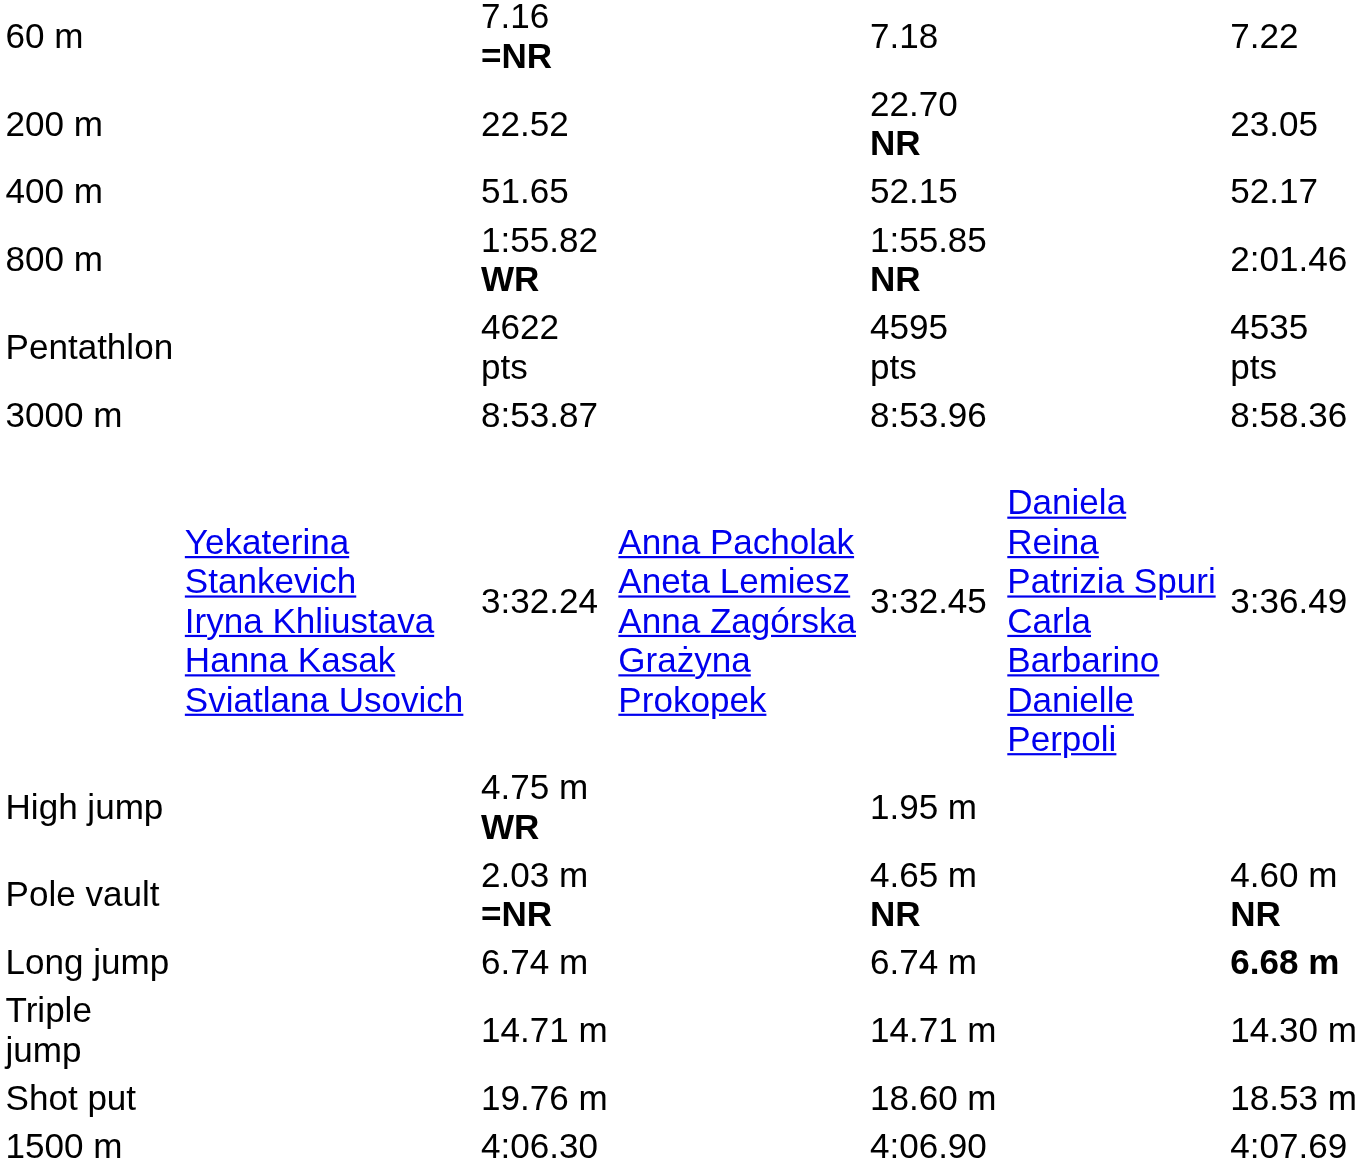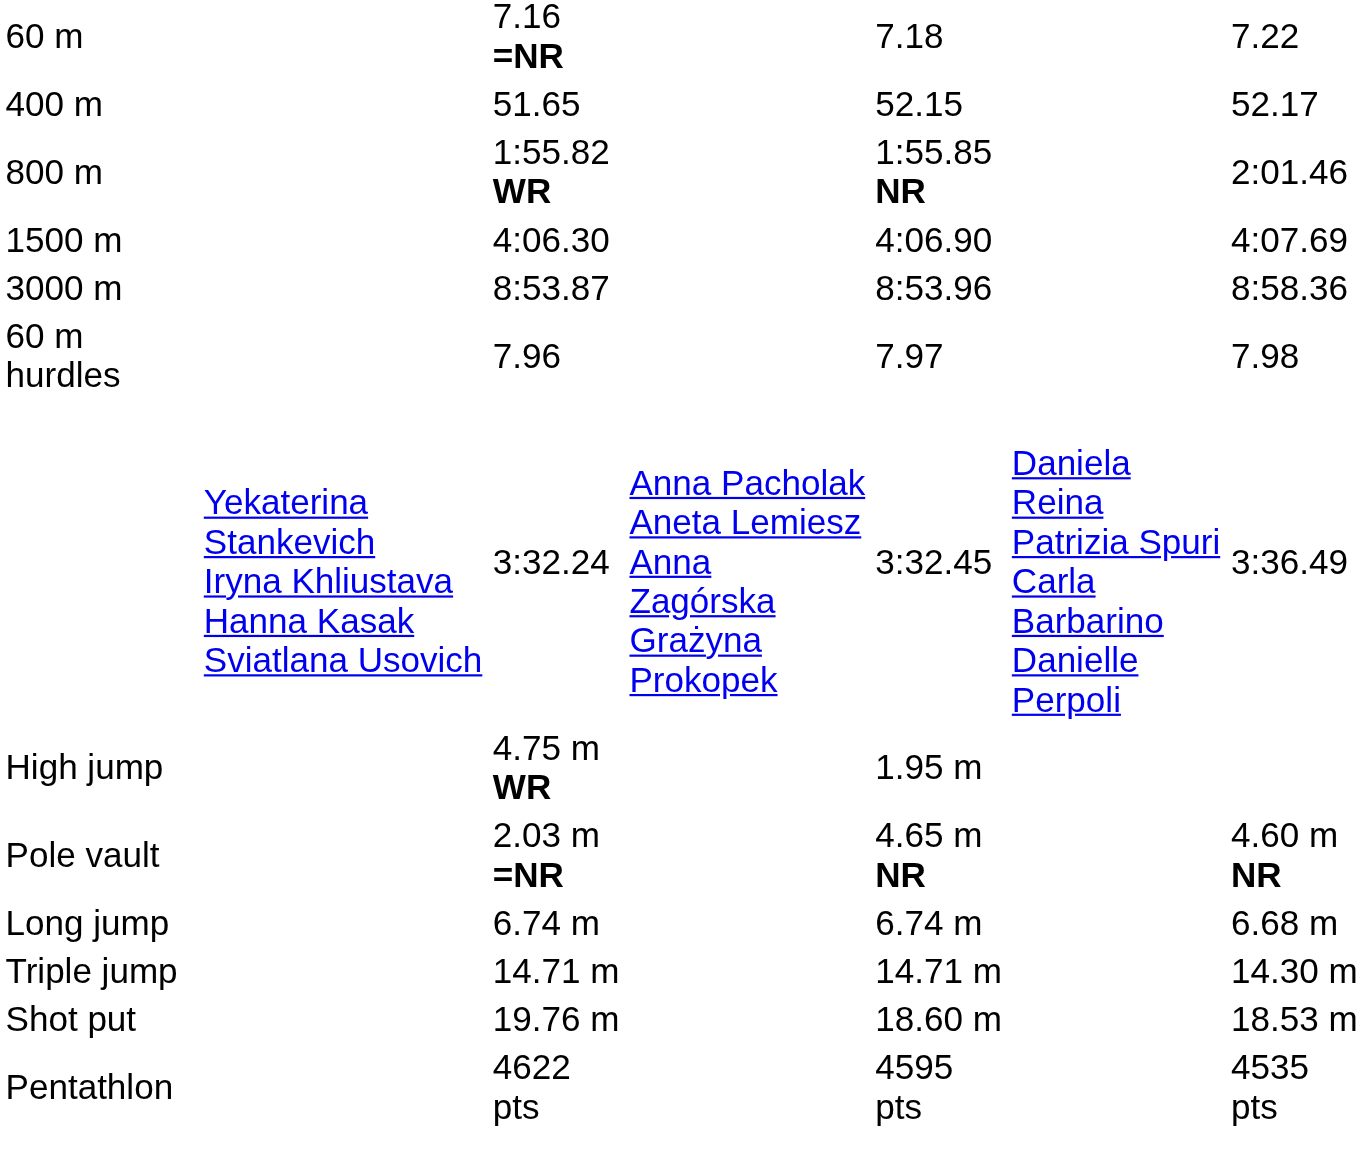- row: (54, 123)
rows swapped: (64, 1146) <-> (89, 347)
+ row: (63, 356)
(1285, 962) bold -> (1285, 923) normal
